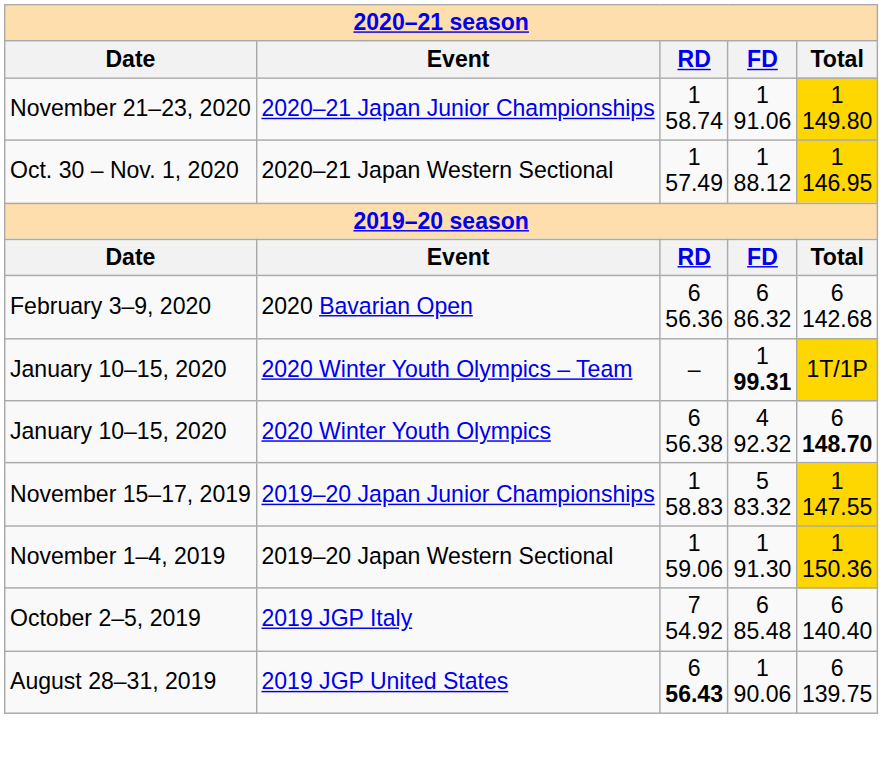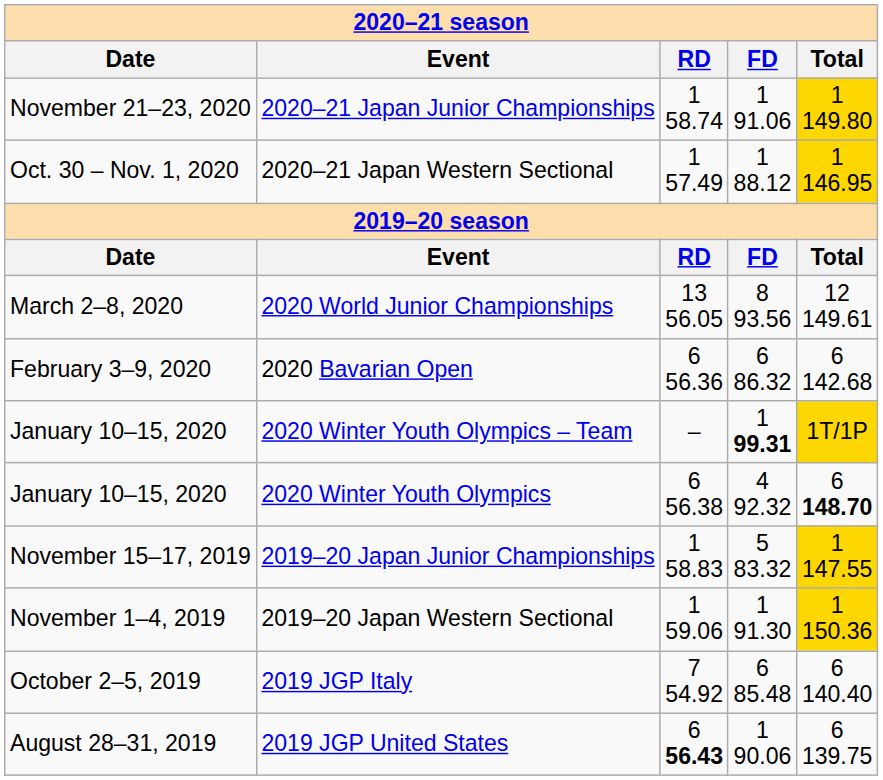+ row: (437, 306)
